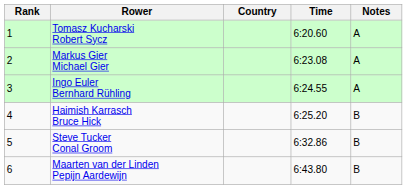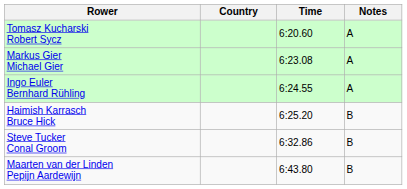- column: (27, 12)
